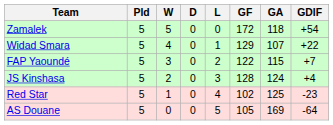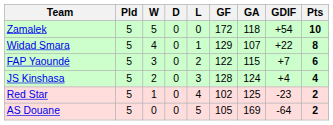+ column: (315, 12)
